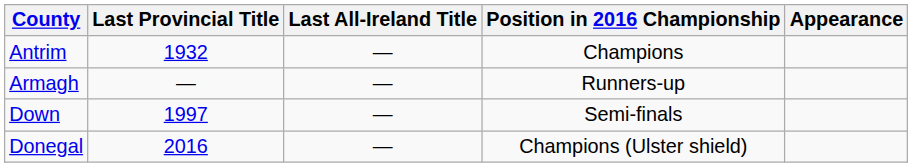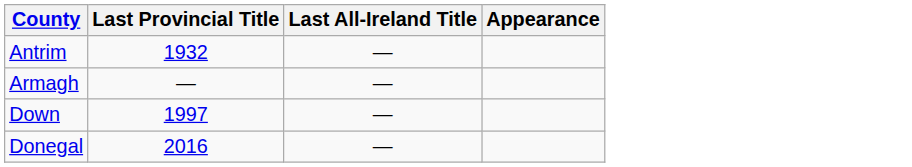- column: (633, 20)
